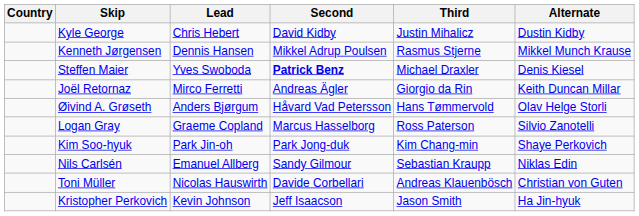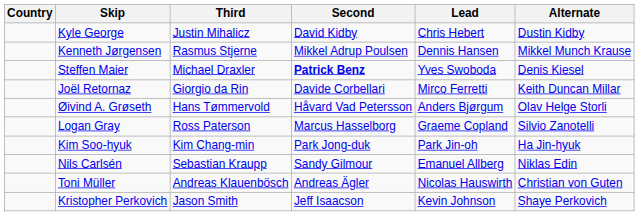columns swapped: (454, 13) <-> (220, 13)
(310, 88) Andreas Ägler -> (339, 88) Davide Corbellari
(562, 145) Shaye Perkovich -> (549, 145) Ha Jin-hyuk
(318, 182) Davide Corbellari -> (331, 182) Andreas Ägler
(549, 201) Ha Jin-hyuk -> (562, 201) Shaye Perkovich
